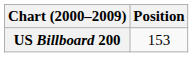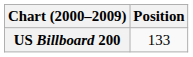(159, 39) 153 -> (159, 39) 133
